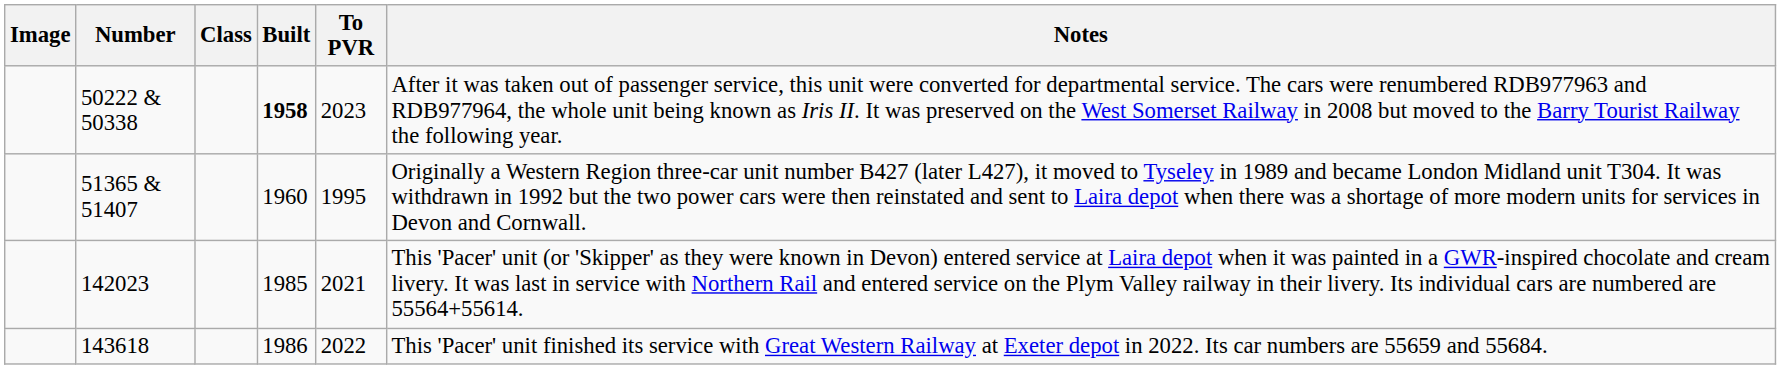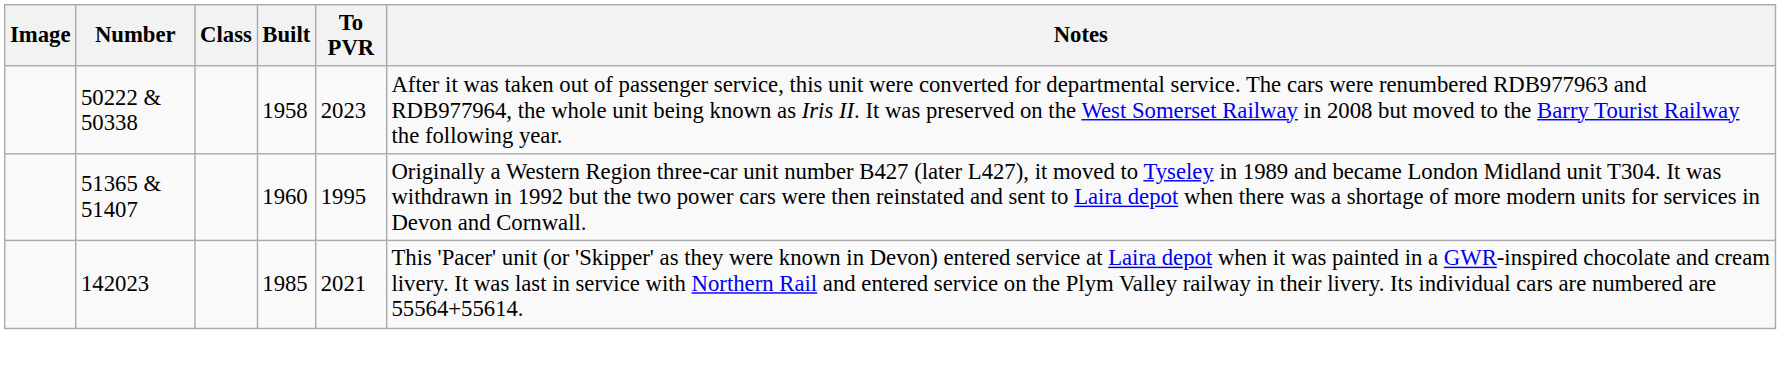(285, 109) bold -> (285, 109) normal
- row: (115, 345)
